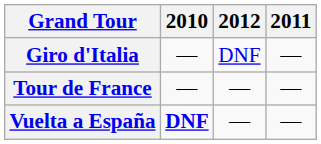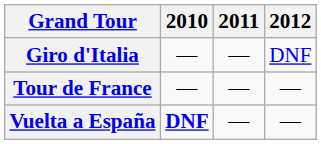columns swapped: (291, 21) <-> (239, 21)
